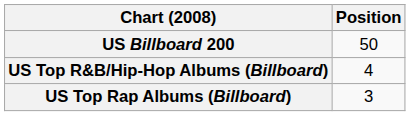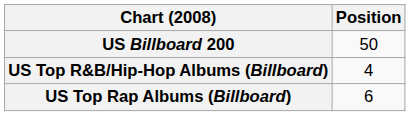(369, 96) 3 -> (369, 96) 6
